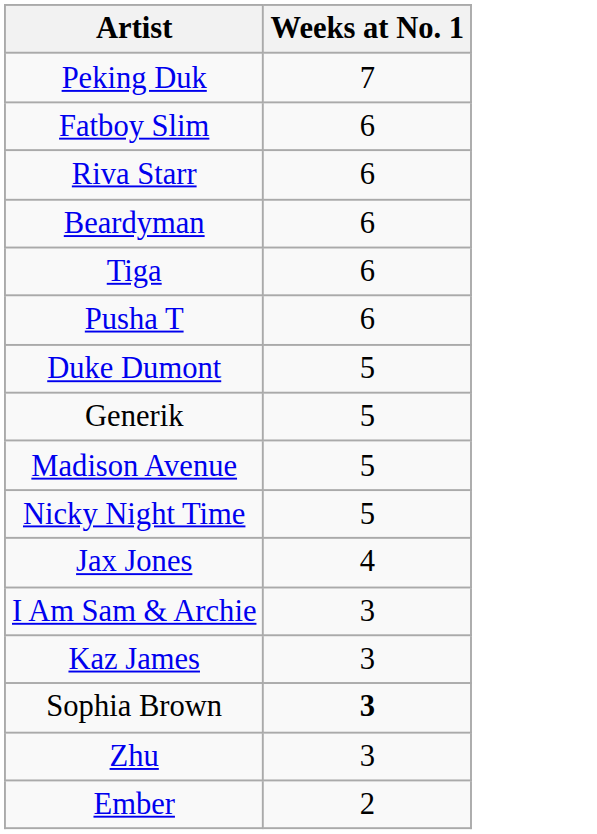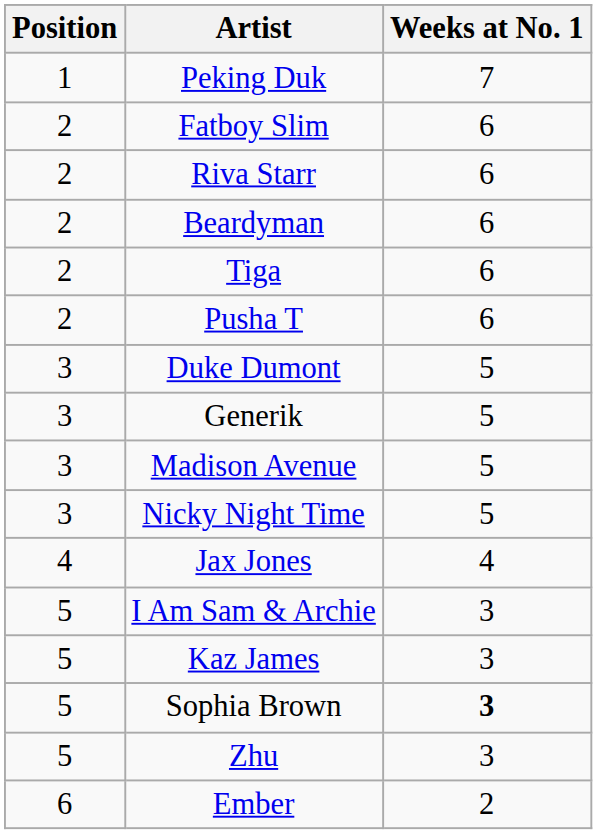+ column: (65, 28)
